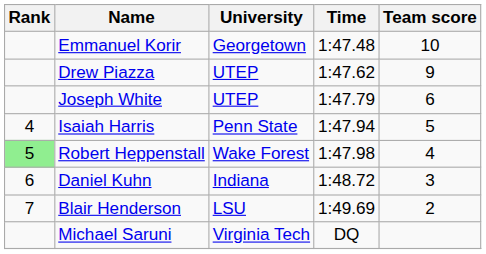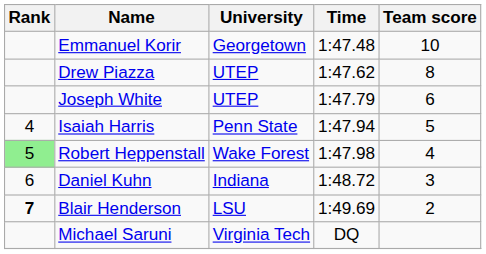(430, 72) 9 -> (430, 72) 8
(29, 208) normal -> (29, 208) bold
